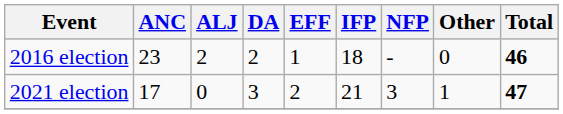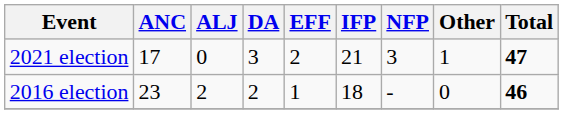rows swapped: (69, 56) <-> (69, 91)
